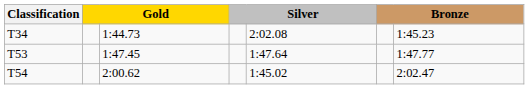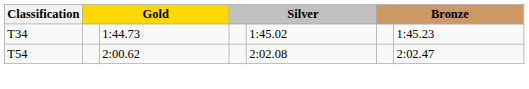(268, 34) 2:02.08 -> (268, 34) 1:45.02
- row: (17, 53)
(268, 73) 1:45.02 -> (268, 53) 2:02.08
